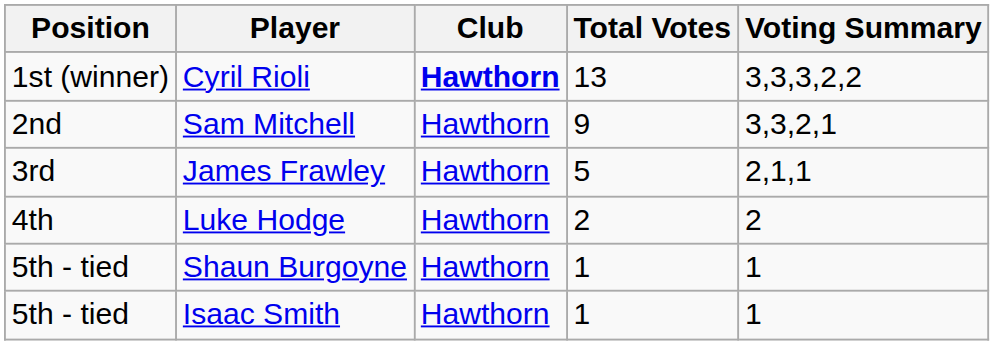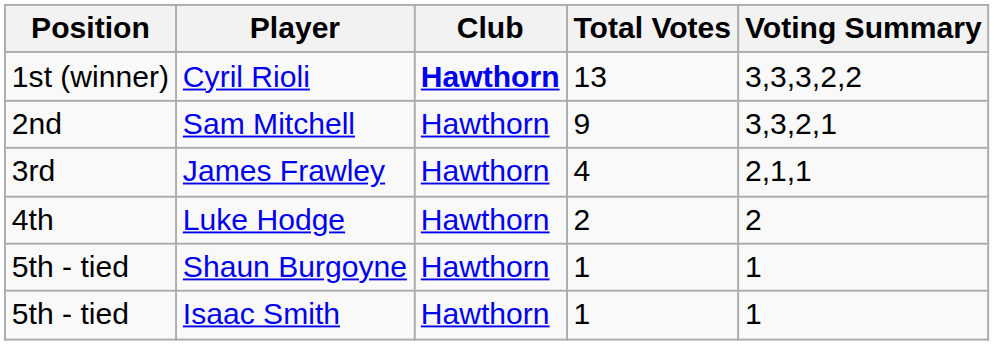(582, 171) 5 -> (582, 171) 4
